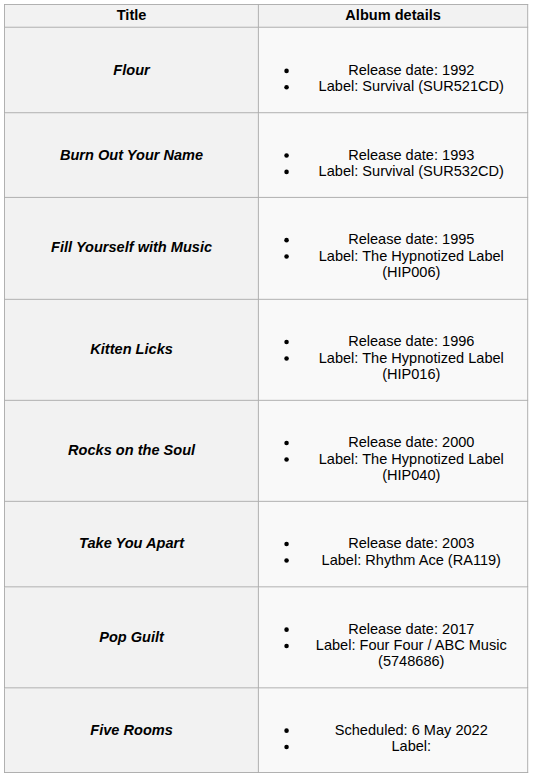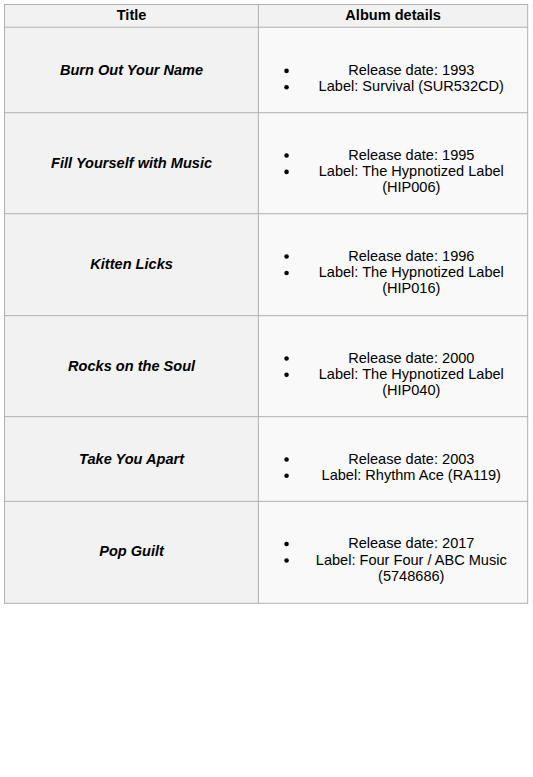- row: (132, 70)
- row: (132, 730)
